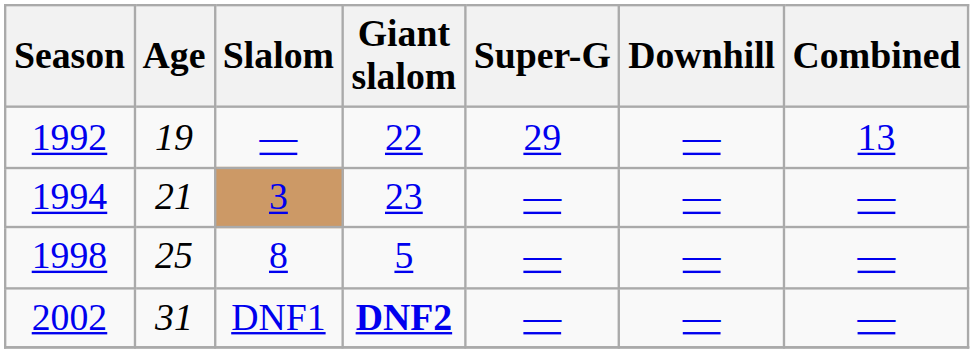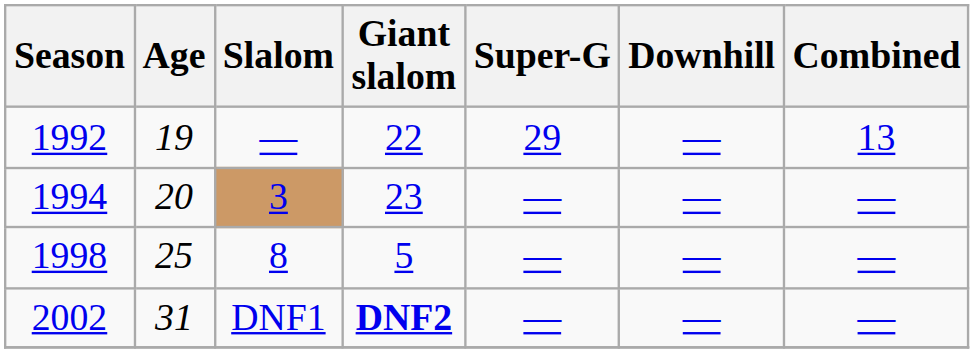(174, 196) 21 -> (174, 196) 20
